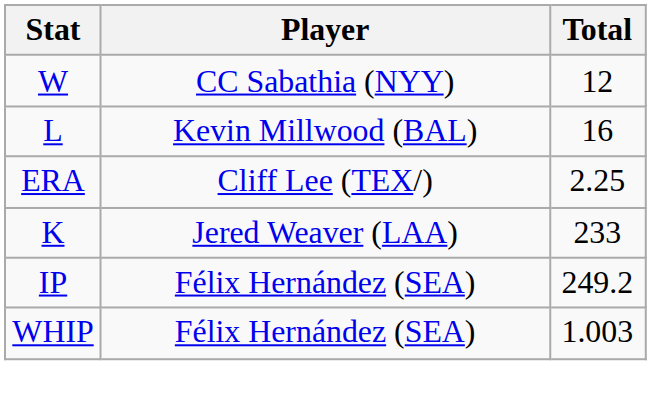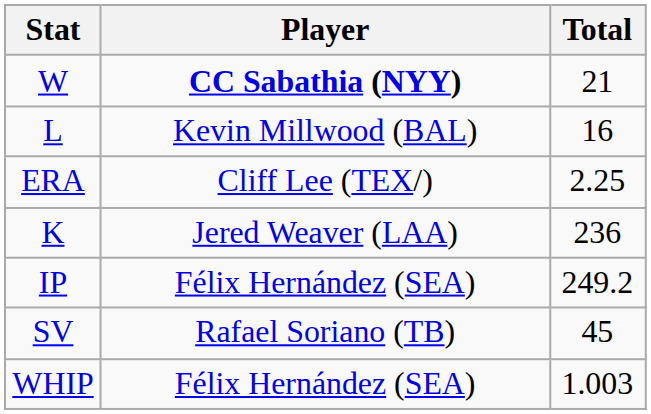(325, 80) normal -> (325, 80) bold
(597, 80) 12 -> (597, 80) 21
(597, 231) 233 -> (597, 231) 236
+ row: (53, 332)
